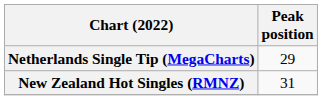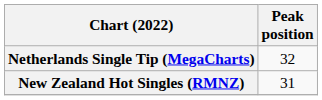(288, 58) 29 -> (288, 58) 32
